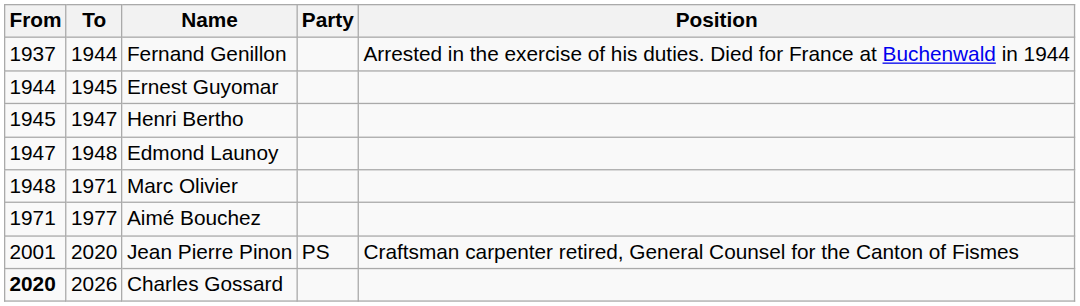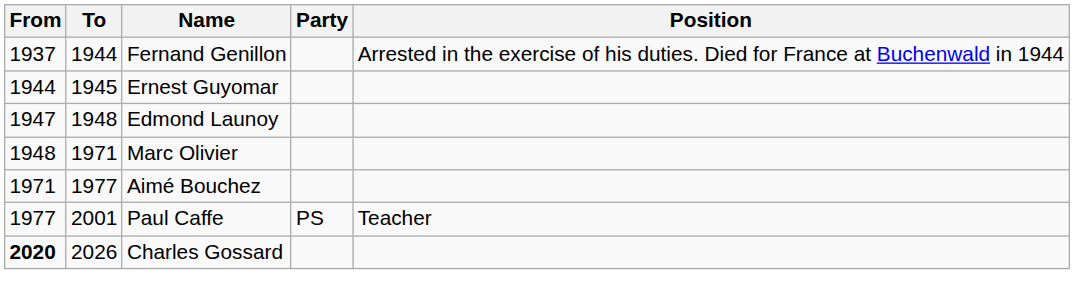- row: (185, 119)
+ row: (175, 218)
- row: (210, 251)
